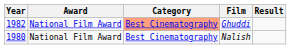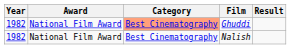(16, 37) 1980 -> (16, 37) 1982
